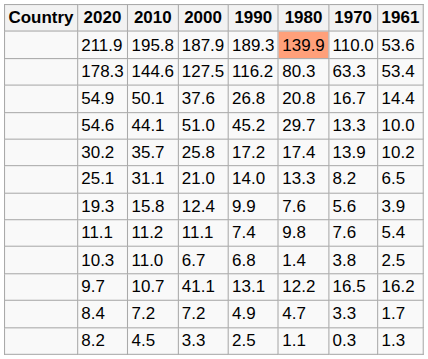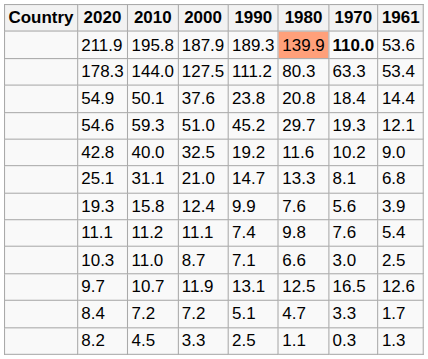(353, 44) normal -> (353, 44) bold
(153, 71) 144.6 -> (153, 71) 144.0
(253, 71) 116.2 -> (252, 71) 111.2
(249, 98) 26.8 -> (249, 98) 23.8
(349, 98) 16.7 -> (349, 98) 18.4
(148, 125) 44.1 -> (148, 125) 59.3
(349, 125) 13.3 -> (349, 125) 19.3
(398, 125) 10.0 -> (398, 125) 12.1
+ row: (98, 152)
- row: (98, 152)
(249, 179) 14.0 -> (249, 179) 14.7
(344, 179) 8.2 -> (344, 179) 8.1
(393, 179) 6.5 -> (394, 179) 6.8
(194, 260) 6.7 -> (194, 260) 8.7
(244, 260) 6.8 -> (244, 260) 7.1
(294, 260) 1.4 -> (294, 260) 6.6
(344, 260) 3.8 -> (344, 260) 3.0
(198, 286) 41.1 -> (198, 286) 11.9
(299, 286) 12.2 -> (299, 286) 12.5
(398, 286) 16.2 -> (398, 286) 12.6
(244, 313) 4.9 -> (244, 313) 5.1
